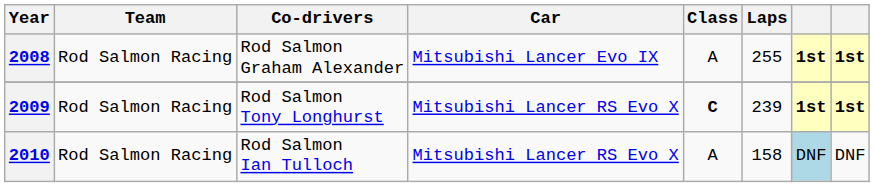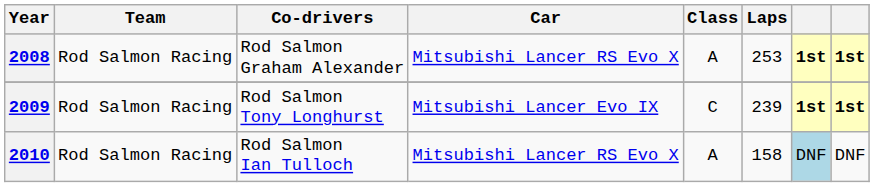(535, 58) Mitsubishi Lancer Evo IX -> (546, 58) Mitsubishi Lancer RS Evo X
(767, 58) 255 -> (767, 58) 253
(546, 107) Mitsubishi Lancer RS Evo X -> (535, 107) Mitsubishi Lancer Evo IX
(713, 107) bold -> (713, 107) normal
